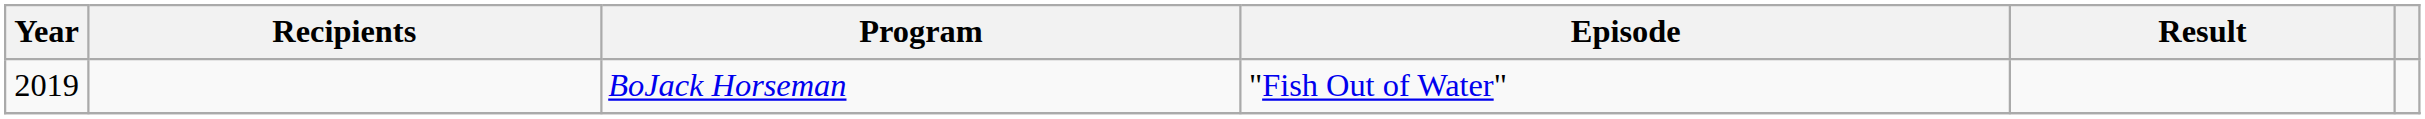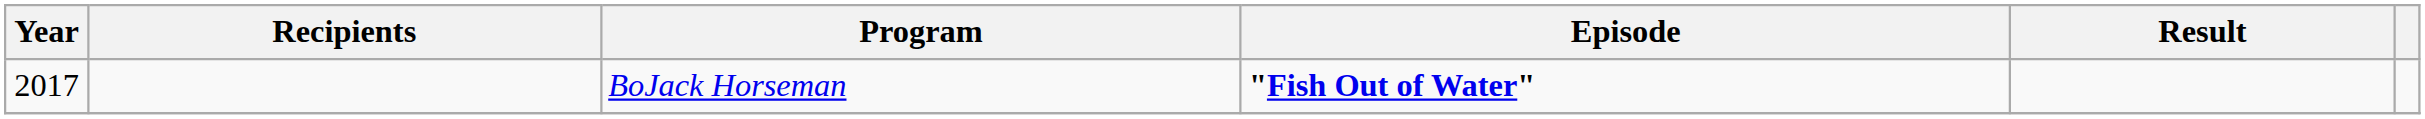(47, 85) 2019 -> (47, 85) 2017
(1378, 85) normal -> (1392, 85) bold
